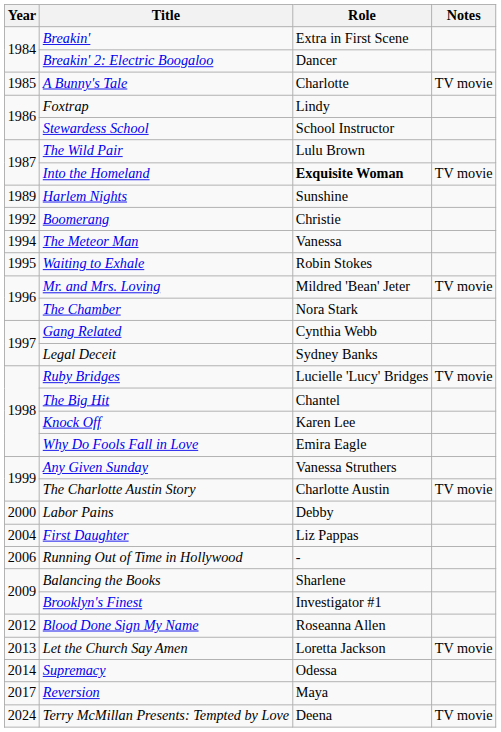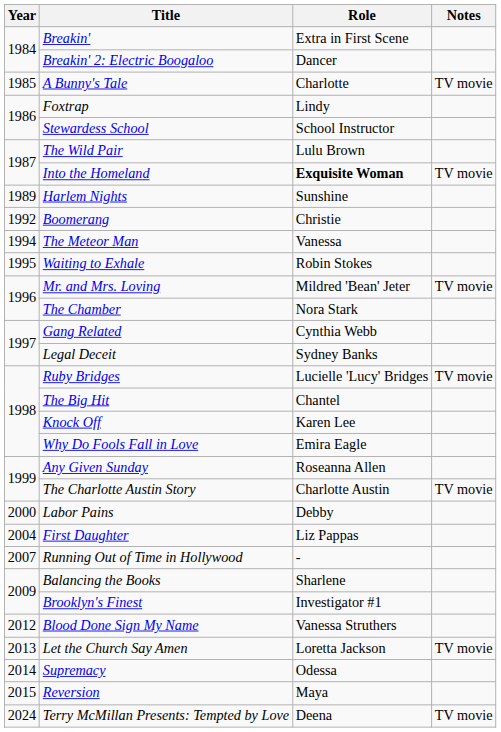(346, 467) Vanessa Struthers -> (341, 467) Roseanna Allen
(22, 557) 2006 -> (22, 557) 2007
(341, 625) Roseanna Allen -> (346, 625) Vanessa Struthers
(22, 693) 2017 -> (22, 693) 2015
